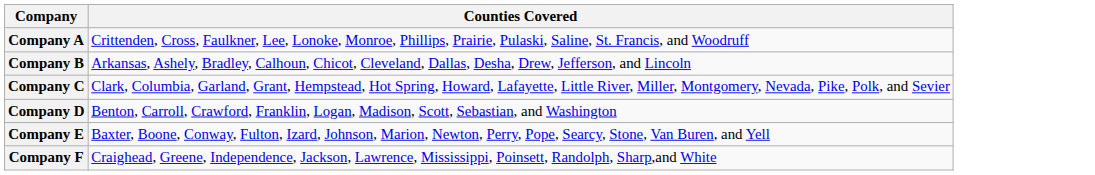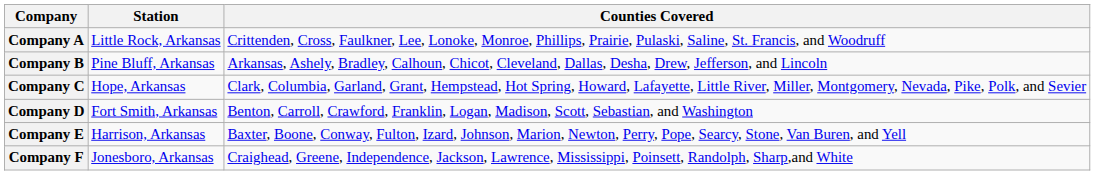+ column: (156, 16)
